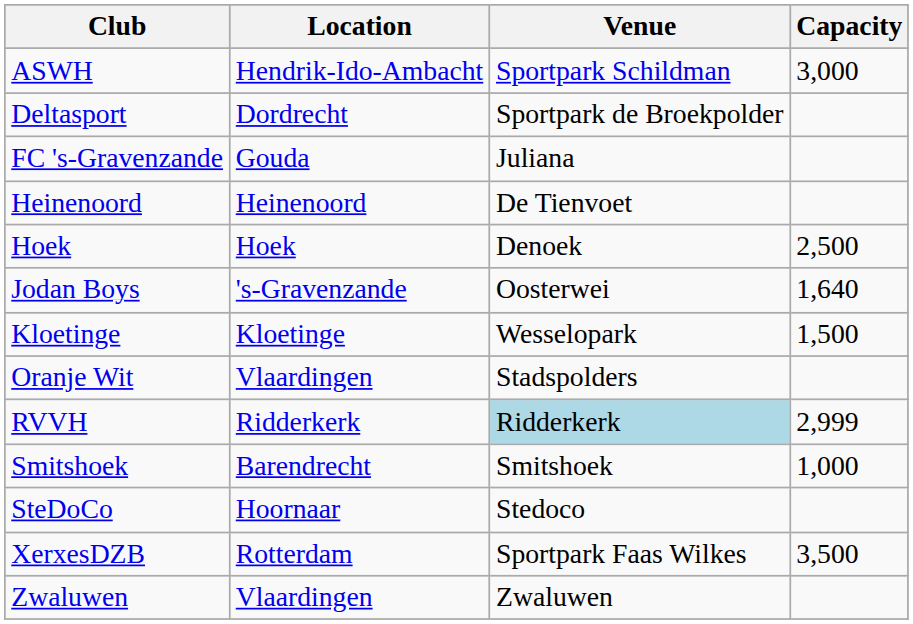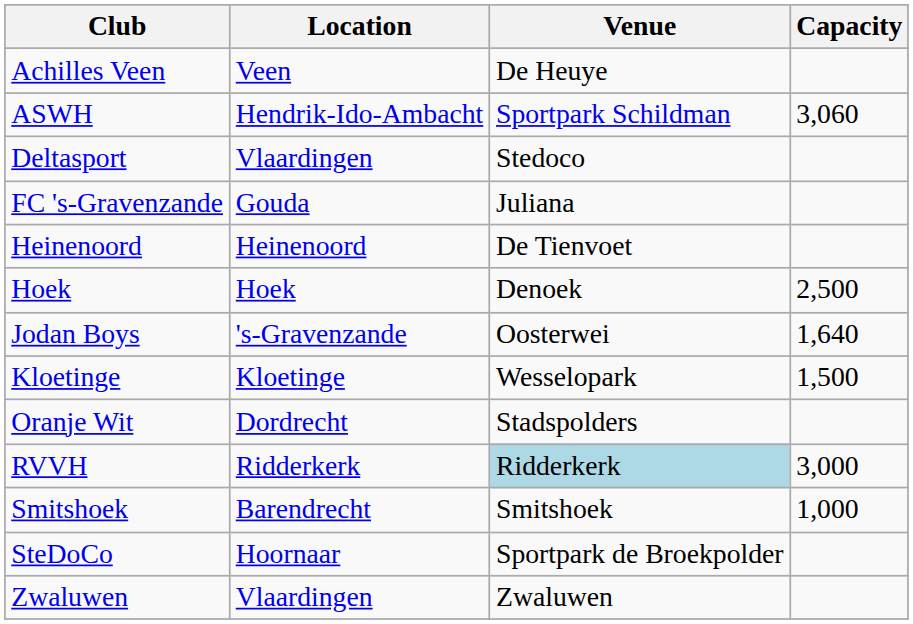+ row: (88, 70)
(827, 70) 3,000 -> (827, 114) 3,060
(292, 114) Dordrecht -> (304, 158) Vlaardingen
(640, 114) Sportpark de Broekpolder -> (541, 158) Stedoco
(304, 377) Vlaardingen -> (292, 421) Dordrecht
(827, 421) 2,999 -> (827, 465) 3,000
(541, 509) Stedoco -> (640, 553) Sportpark de Broekpolder
- row: (78, 553)
